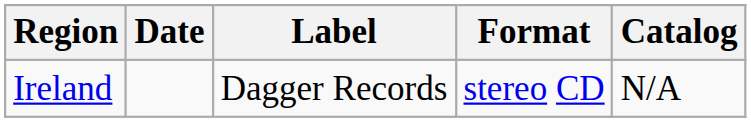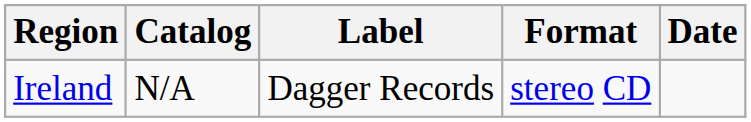columns swapped: (169, 32) <-> (679, 32)
